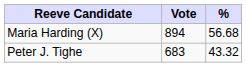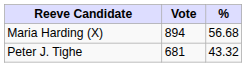(175, 52) 683 -> (175, 52) 681
